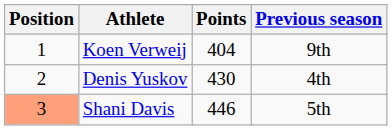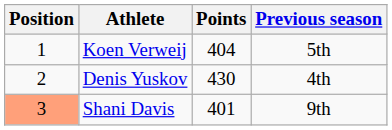(319, 49) 9th -> (319, 49) 5th
(221, 109) 446 -> (221, 109) 401
(319, 109) 5th -> (319, 109) 9th
